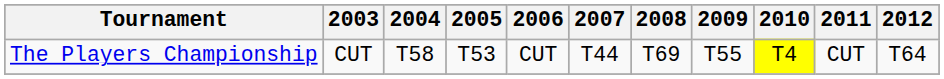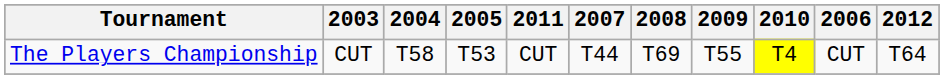columns swapped: (538, 22) <-> (846, 22)
